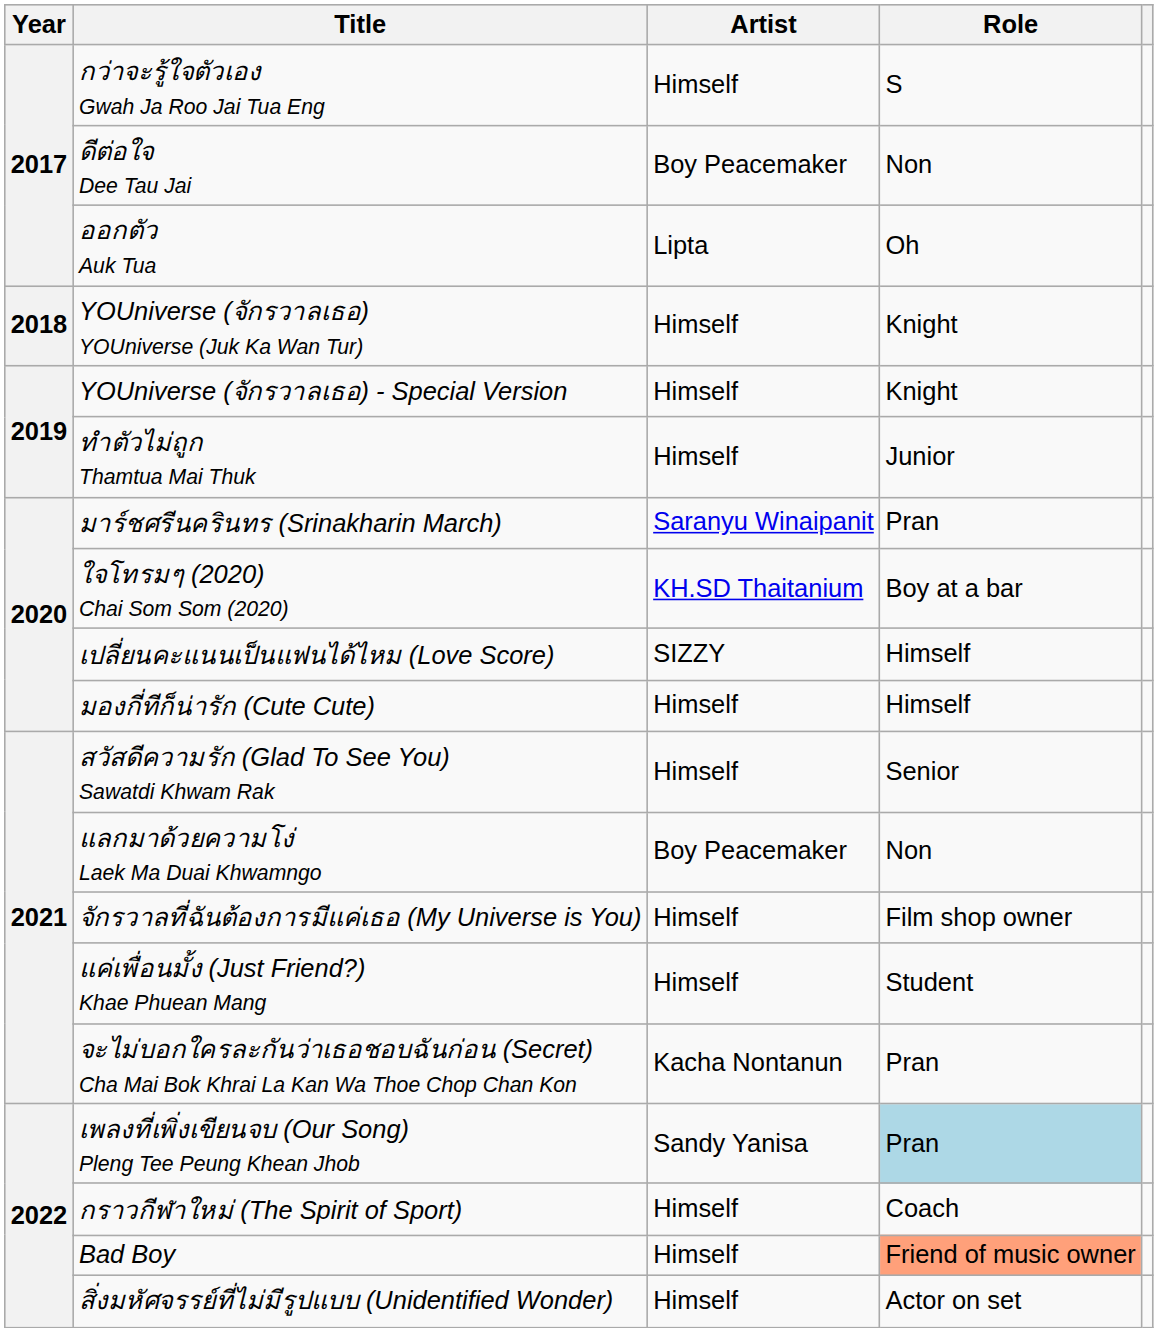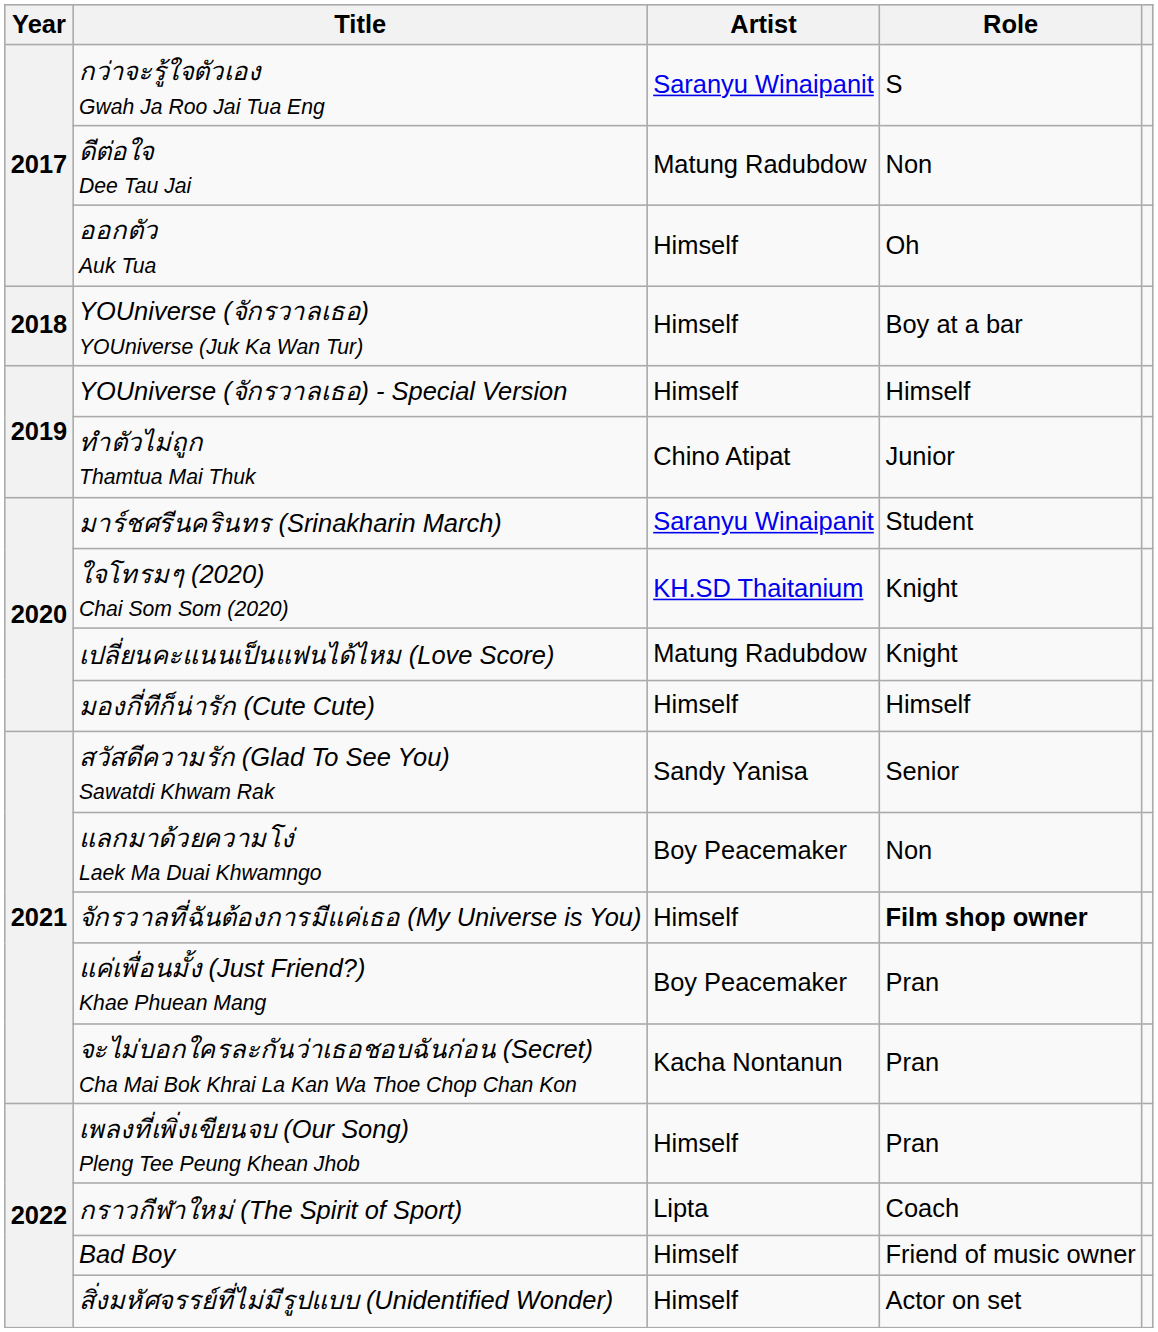(696, 84) Himself -> (763, 84) Saranyu Winaipanit
(750, 164) Boy Peacemaker -> (760, 164) Matung Radubdow
(681, 245) Lipta -> (696, 245) Himself
(922, 325) Knight -> (954, 325) Boy at a bar
(922, 390) Knight -> (928, 390) Himself
(696, 456) Himself -> (722, 456) Chino Atipat
(912, 522) Pran -> (929, 522) Student
(954, 588) Boy at a bar -> (922, 588) Knight
(689, 654) SIZZY -> (760, 654) Matung Radubdow
(928, 654) Himself -> (922, 654) Knight
(696, 771) Himself -> (730, 771) Sandy Yanisa
(979, 917) normal -> (987, 917) bold
(696, 983) Himself -> (750, 983) Boy Peacemaker
(929, 983) Student -> (912, 983) Pran
(730, 1143) Sandy Yanisa -> (696, 1143) Himself
(912, 1143) lightblue background -> (912, 1143) no background
(696, 1209) Himself -> (681, 1209) Lipta
(1011, 1254) lightsalmon background -> (1011, 1254) no background
